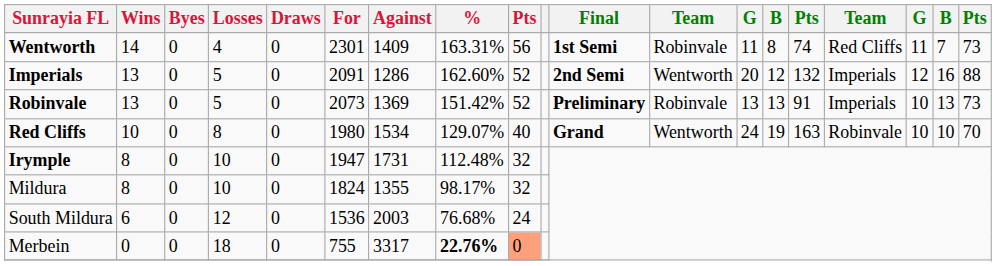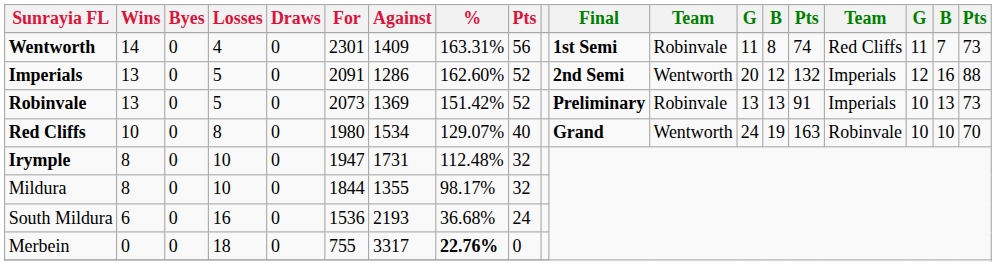(347, 189) 1824 -> (347, 189) 1844
(222, 217) 12 -> (222, 217) 16
(391, 217) 2003 -> (391, 217) 2193
(468, 217) 76.68% -> (468, 217) 36.68%
(517, 246) lightsalmon background -> (517, 246) no background
